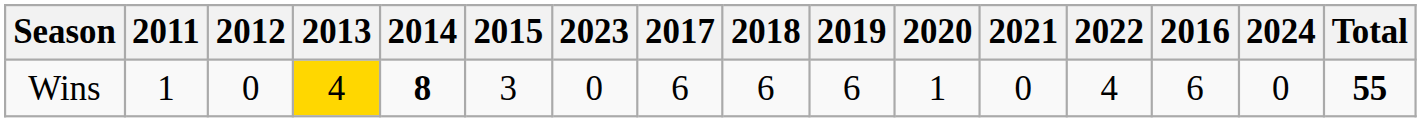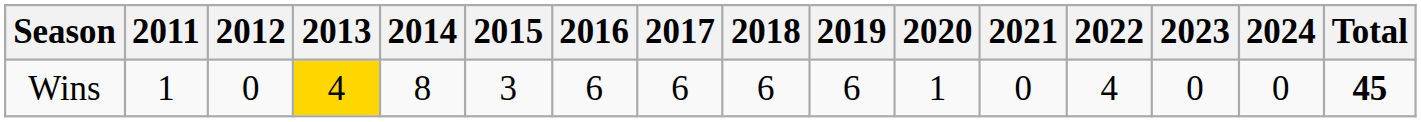columns swapped: (1195, 32) <-> (594, 32)
(422, 87) bold -> (422, 87) normal
(1370, 87) 55 -> (1370, 87) 45
